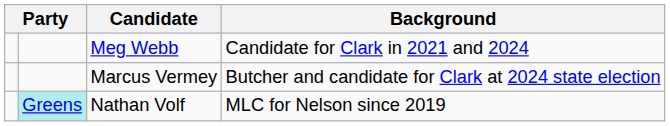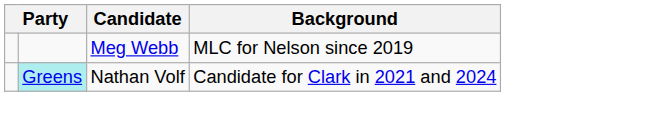(377, 47) Candidate for Clark in 2021 and 2024 -> (303, 47) MLC for Nelson since 2019
- row: (154, 76)
(336, 105) MLC for Nelson since 2019 -> (345, 76) Candidate for Clark in 2021 and 2024
